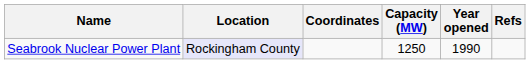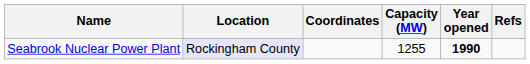(412, 48) 1250 -> (412, 48) 1255
(466, 48) normal -> (466, 48) bold
